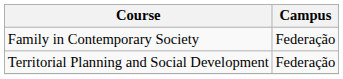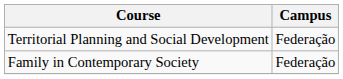rows swapped: (103, 39) <-> (138, 62)
